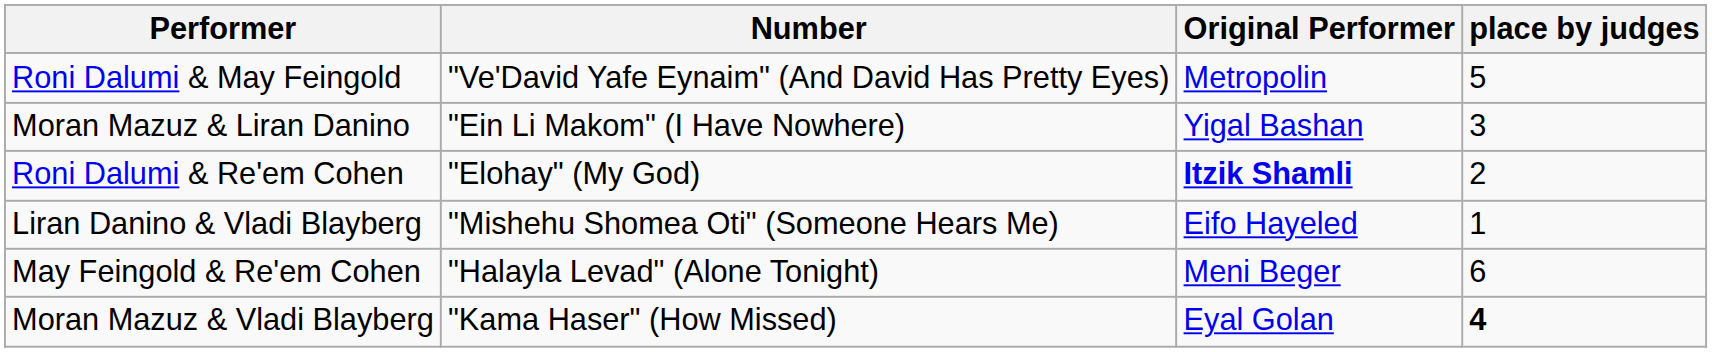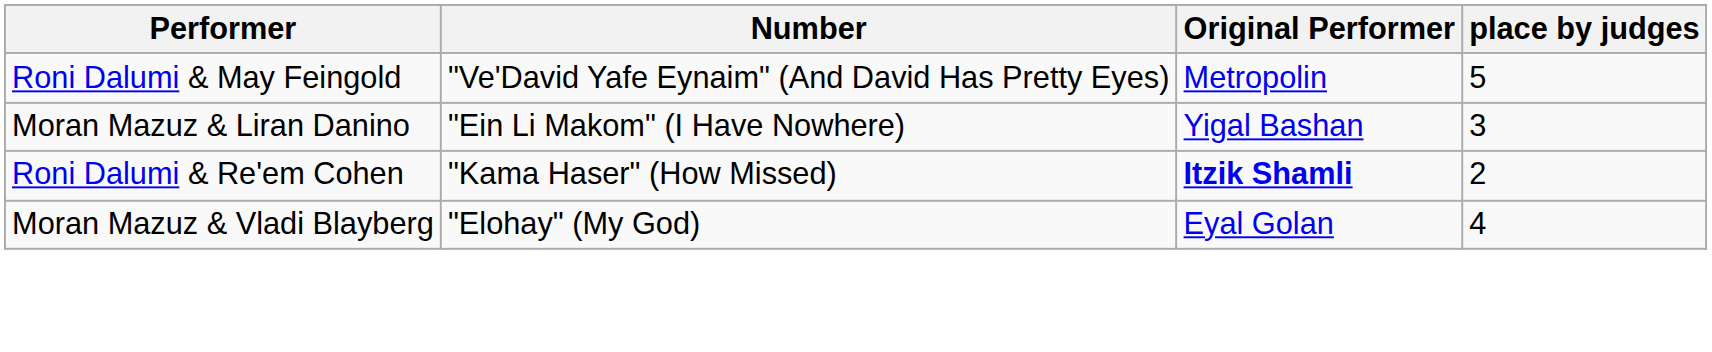(574, 175) "Elohay" (My God) -> (642, 175) "Kama Haser" (How Missed)
- row: (217, 223)
- row: (216, 272)
(642, 321) "Kama Haser" (How Missed) -> (574, 223) "Elohay" (My God)
(1478, 321) bold -> (1478, 223) normal
